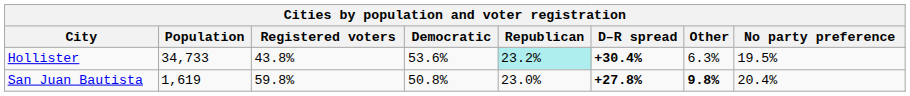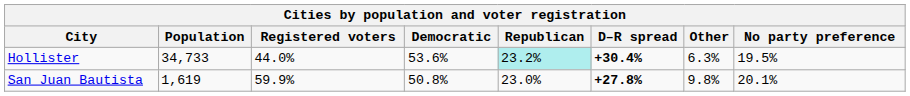(274, 59) 43.8% -> (274, 59) 44.0%
(274, 80) 59.8% -> (274, 80) 59.9%
(703, 80) bold -> (703, 80) normal
(757, 80) 20.4% -> (757, 80) 20.1%
